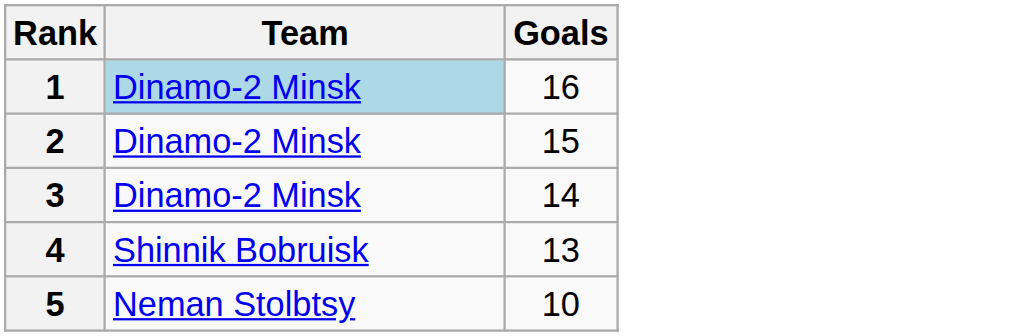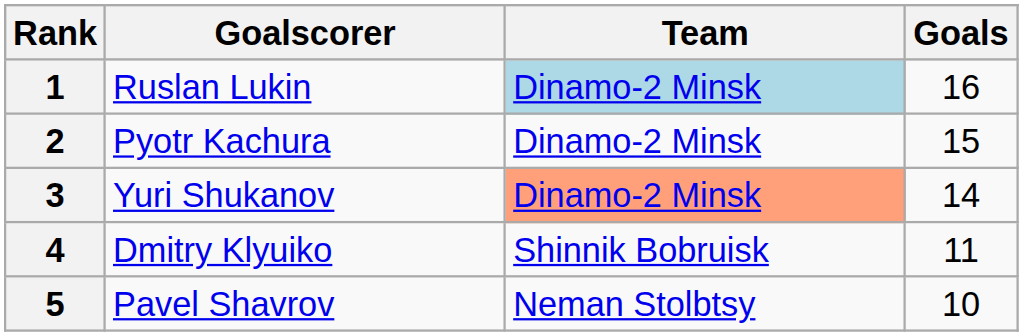+ column: (305, 33)
(237, 196) no background -> (637, 196) lightsalmon background
(561, 250) 13 -> (961, 250) 11
